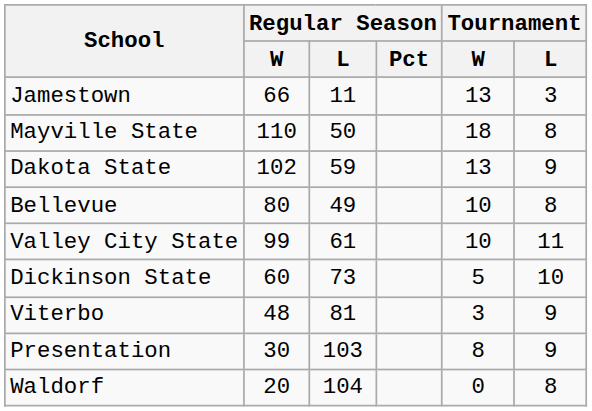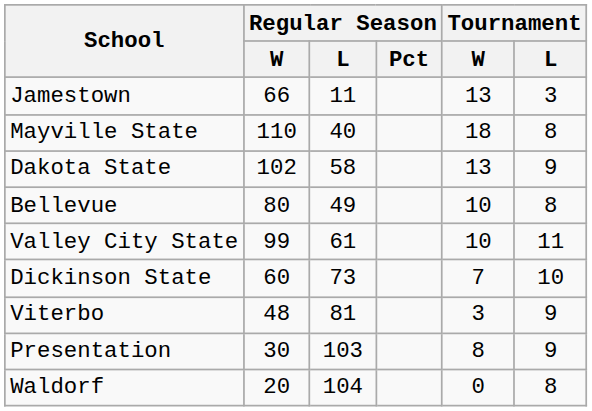(343, 132) 50 -> (343, 132) 40
(343, 169) 59 -> (343, 169) 58
(478, 278) 5 -> (478, 278) 7
